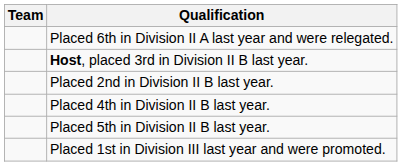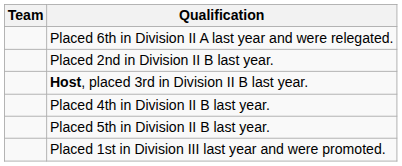rows swapped: (162, 82) <-> (179, 60)
